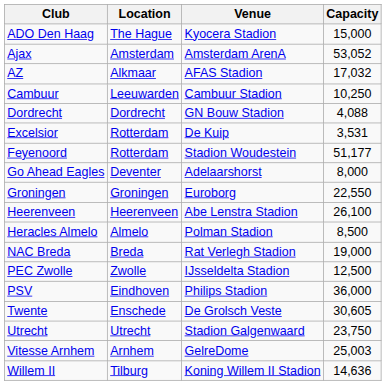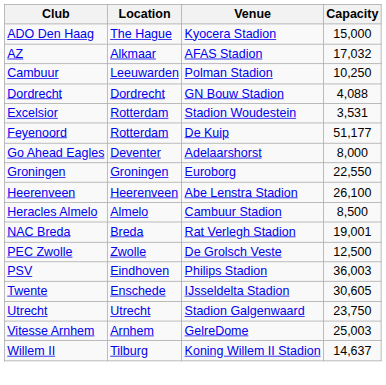- row: (19, 53)
(233, 93) Cambuur Stadion -> (229, 73) Polman Stadion
(207, 133) De Kuip -> (240, 113) Stadion Woudestein
(240, 152) Stadion Woudestein -> (207, 133) De Kuip
(229, 232) Polman Stadion -> (233, 212) Cambuur Stadion
(352, 251) 19,000 -> (352, 232) 19,001
(237, 271) IJsseldelta Stadion -> (233, 251) De Grolsch Veste
(352, 291) 36,000 -> (352, 271) 36,003
(233, 311) De Grolsch Veste -> (237, 291) IJsseldelta Stadion
(352, 370) 14,636 -> (352, 350) 14,637
